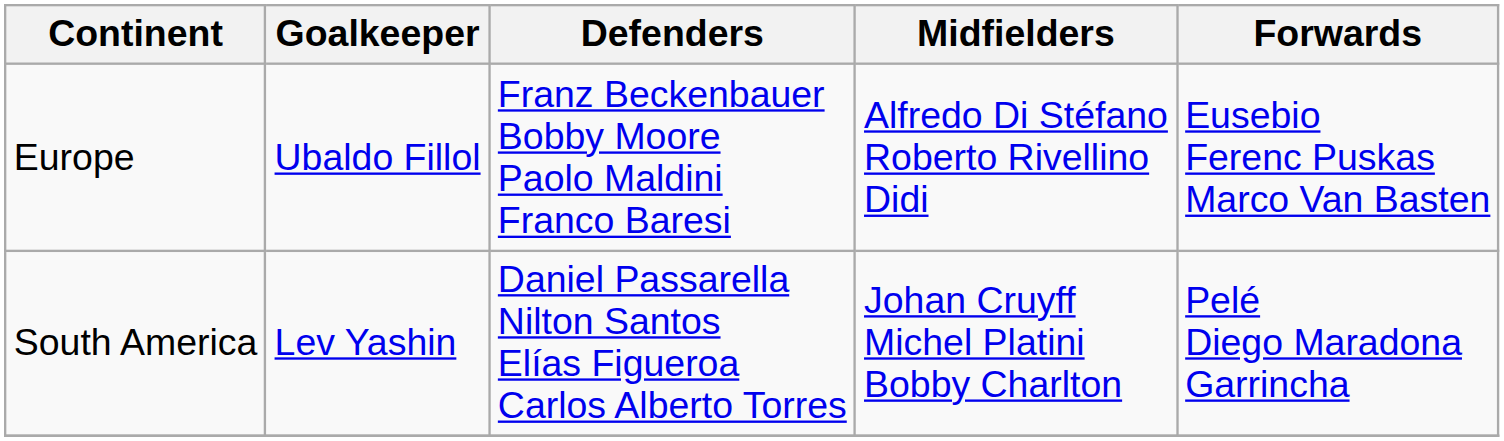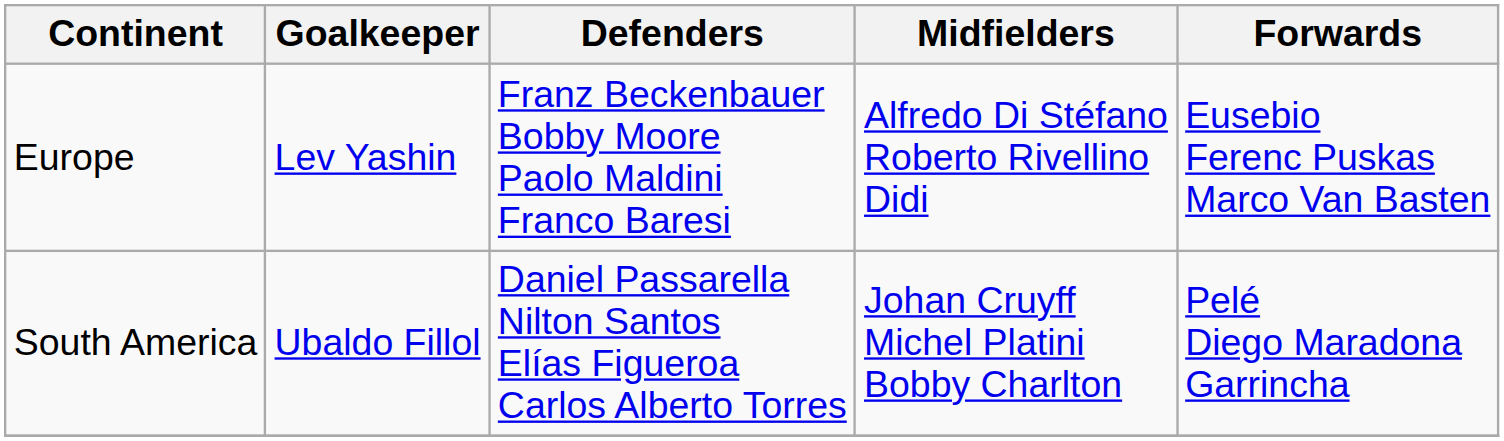(378, 156) Ubaldo Fillol -> (365, 156) Lev Yashin
(365, 342) Lev Yashin -> (378, 342) Ubaldo Fillol
